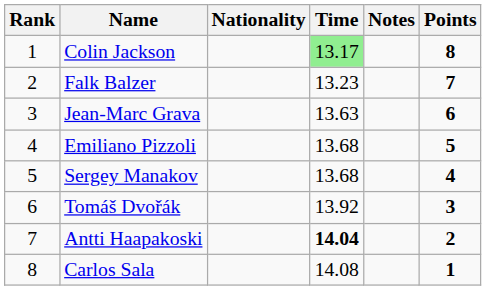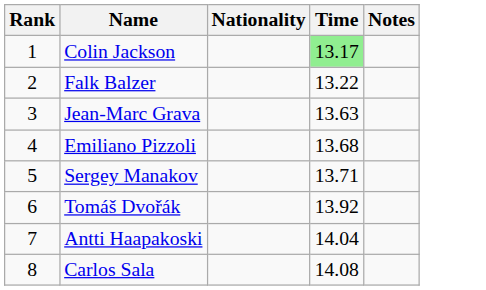- column: (450, 20)
(337, 82) 13.23 -> (337, 82) 13.22
(337, 176) 13.68 -> (337, 176) 13.71
(337, 238) bold -> (337, 238) normal
